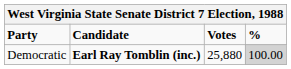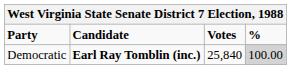(225, 54) 25,880 -> (225, 54) 25,840
